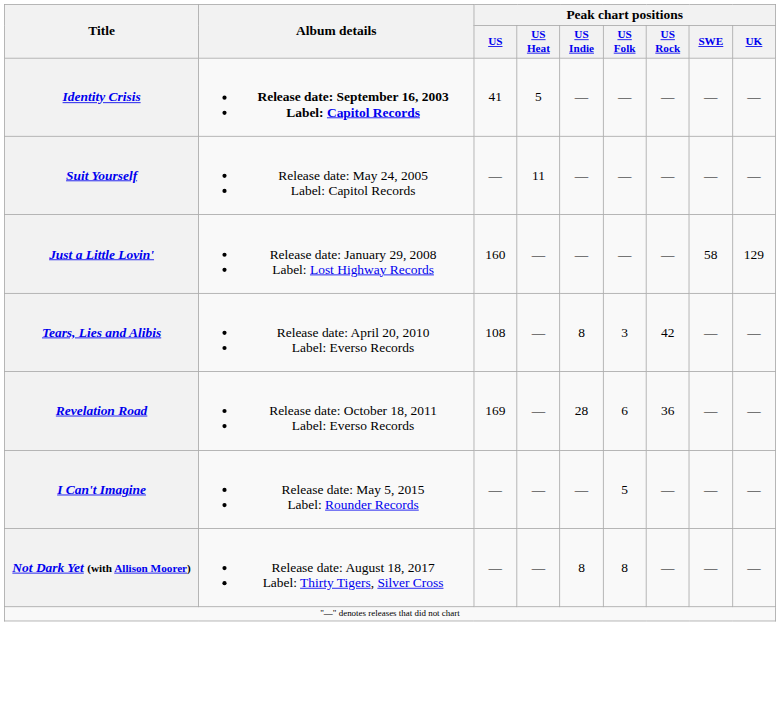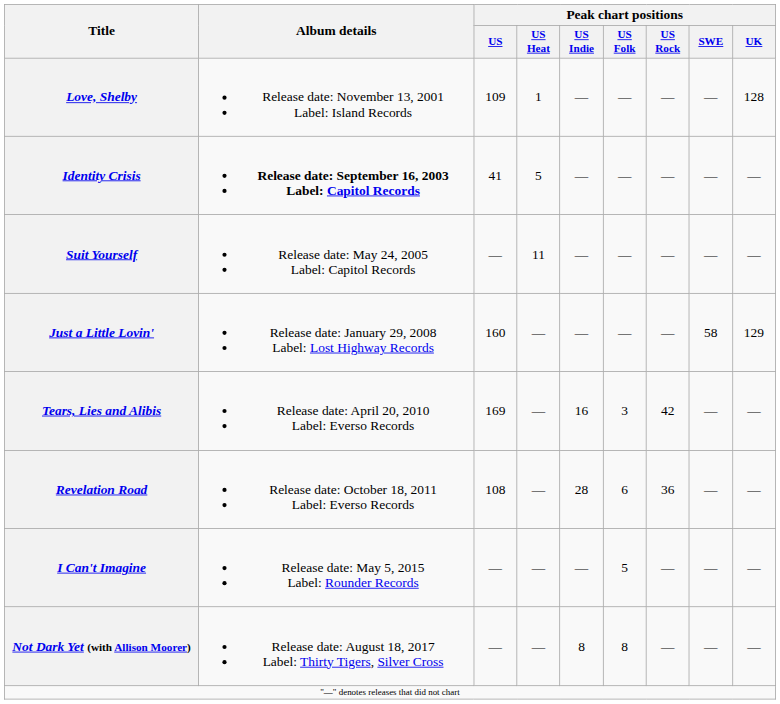+ row: (102, 97)
(495, 332) 108 -> (495, 410) 169
(582, 332) 8 -> (582, 410) 16
(495, 410) 169 -> (495, 489) 108
